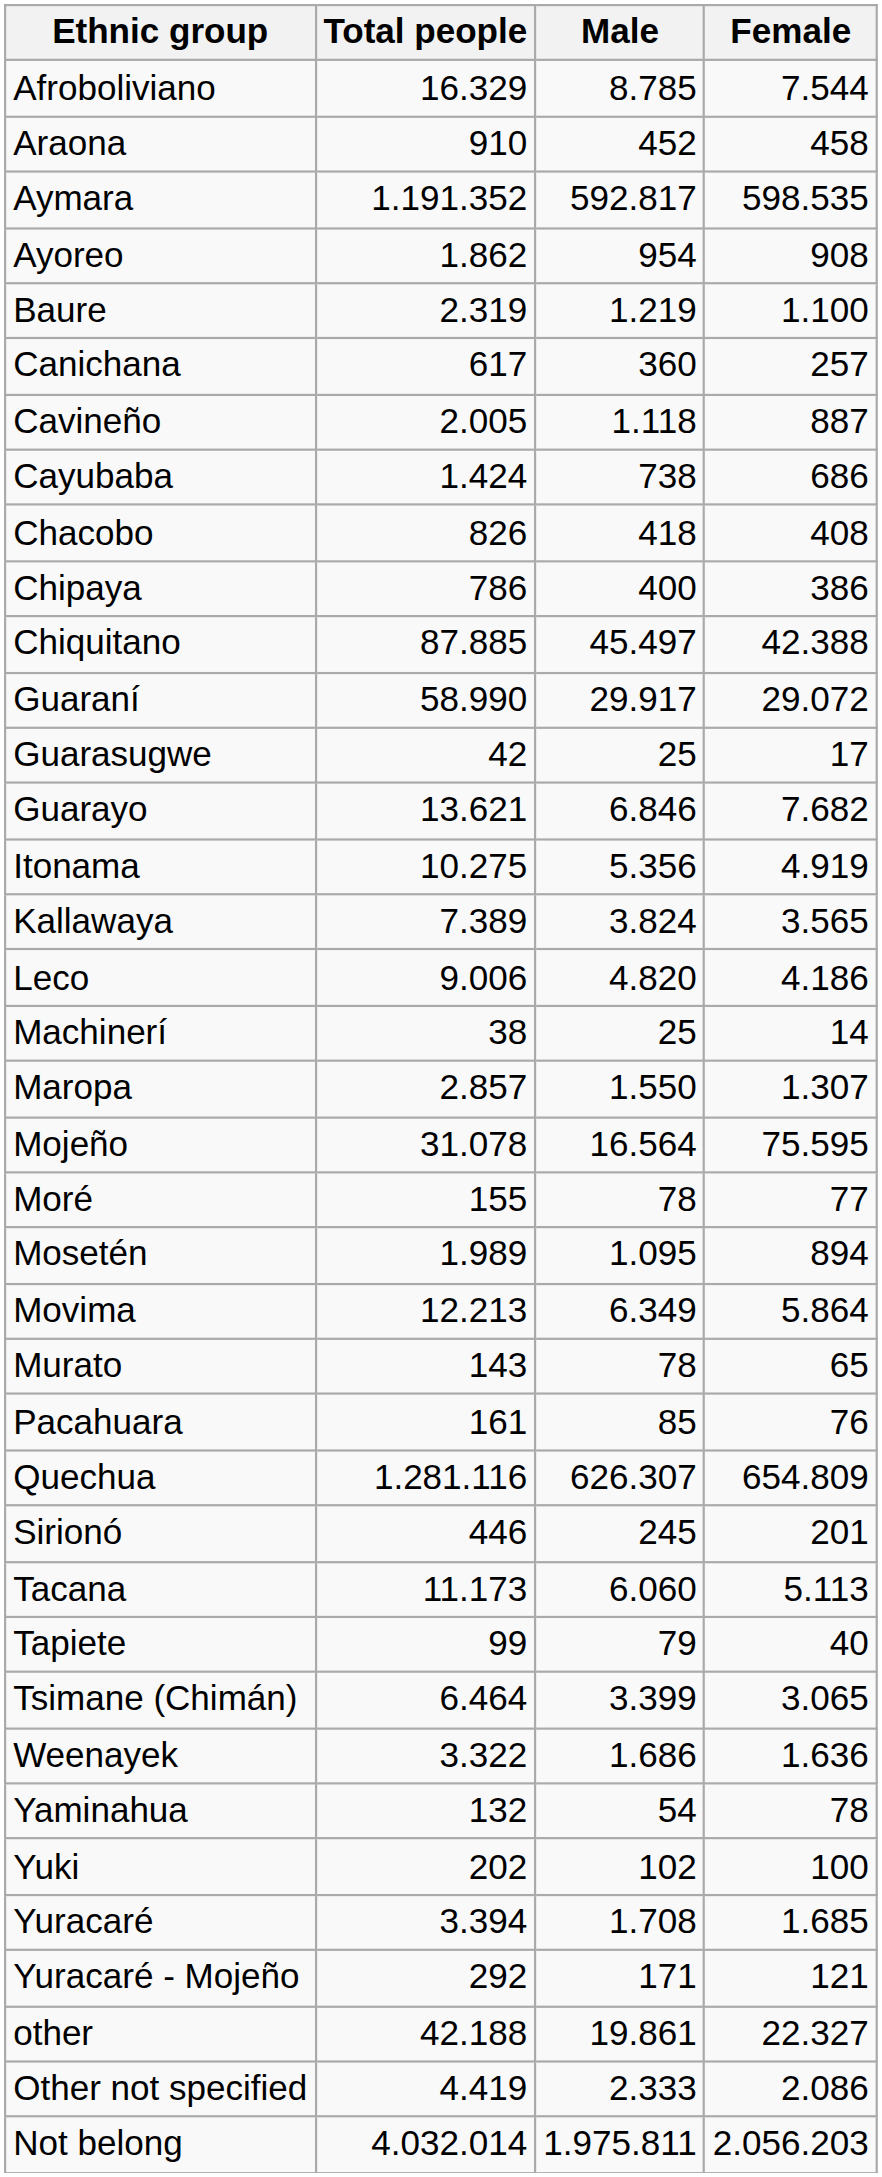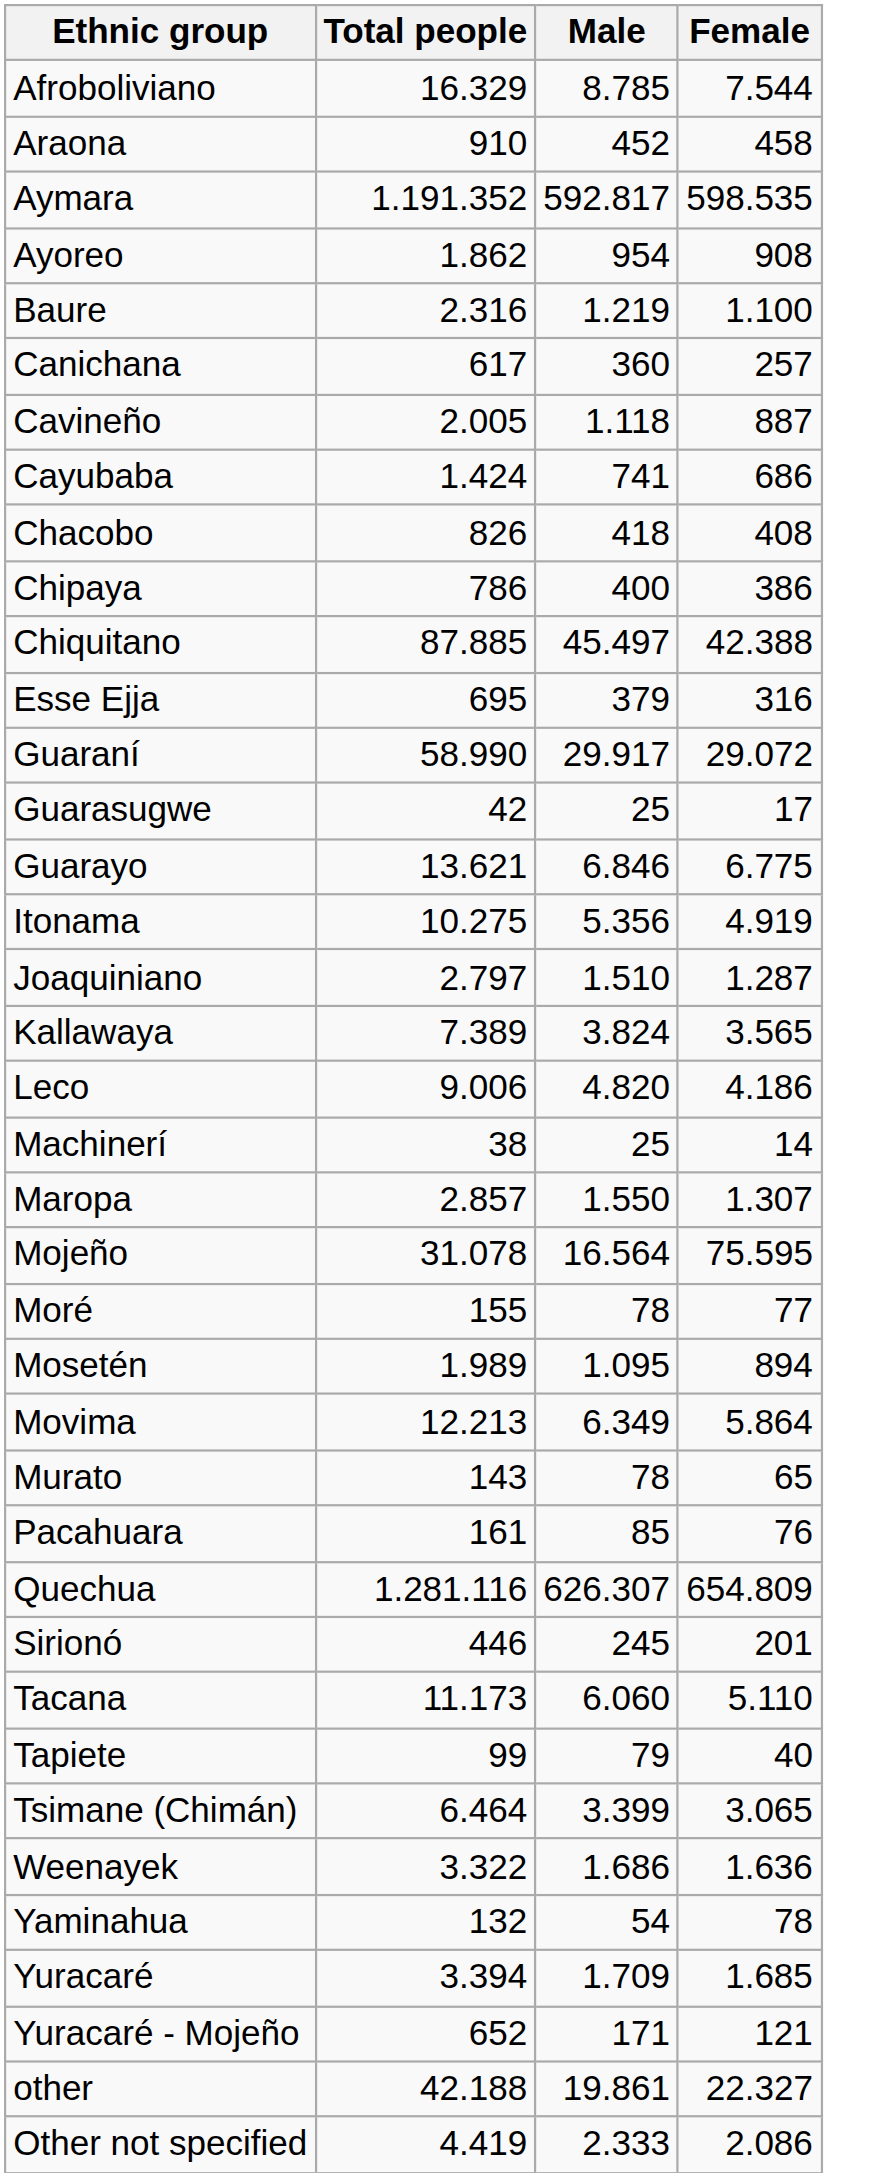(483, 310) 2.319 -> (483, 310) 2.316
(667, 476) 738 -> (641, 476) 741
+ row: (86, 699)
(825, 810) 7.682 -> (769, 865) 6.775
+ row: (108, 976)
(826, 1588) 5.113 -> (770, 1699) 5.110
- row: (46, 1866)
(653, 1921) 1.708 -> (626, 1977) 1.709
(498, 1977) 292 -> (498, 2032) 652
- row: (98, 2143)
